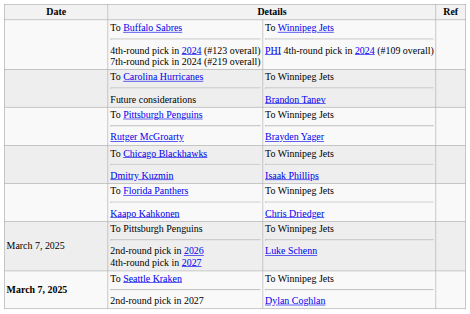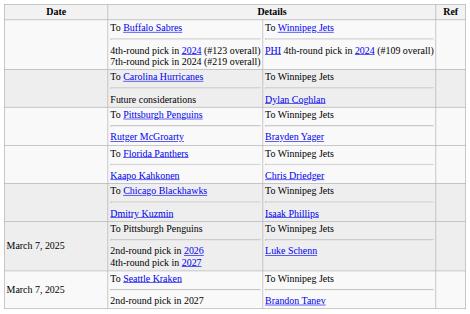(349, 88) To Winnipeg Jets Brandon Tanev -> (349, 88) To Winnipeg Jets Dylan Coghlan
rows swapped: (185, 164) <-> (185, 202)
(37, 289) bold -> (36, 289) normal
(349, 289) To Winnipeg Jets Dylan Coghlan -> (349, 289) To Winnipeg Jets Brandon Tanev
